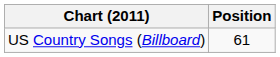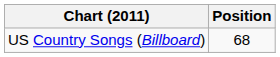(242, 40) 61 -> (242, 40) 68
